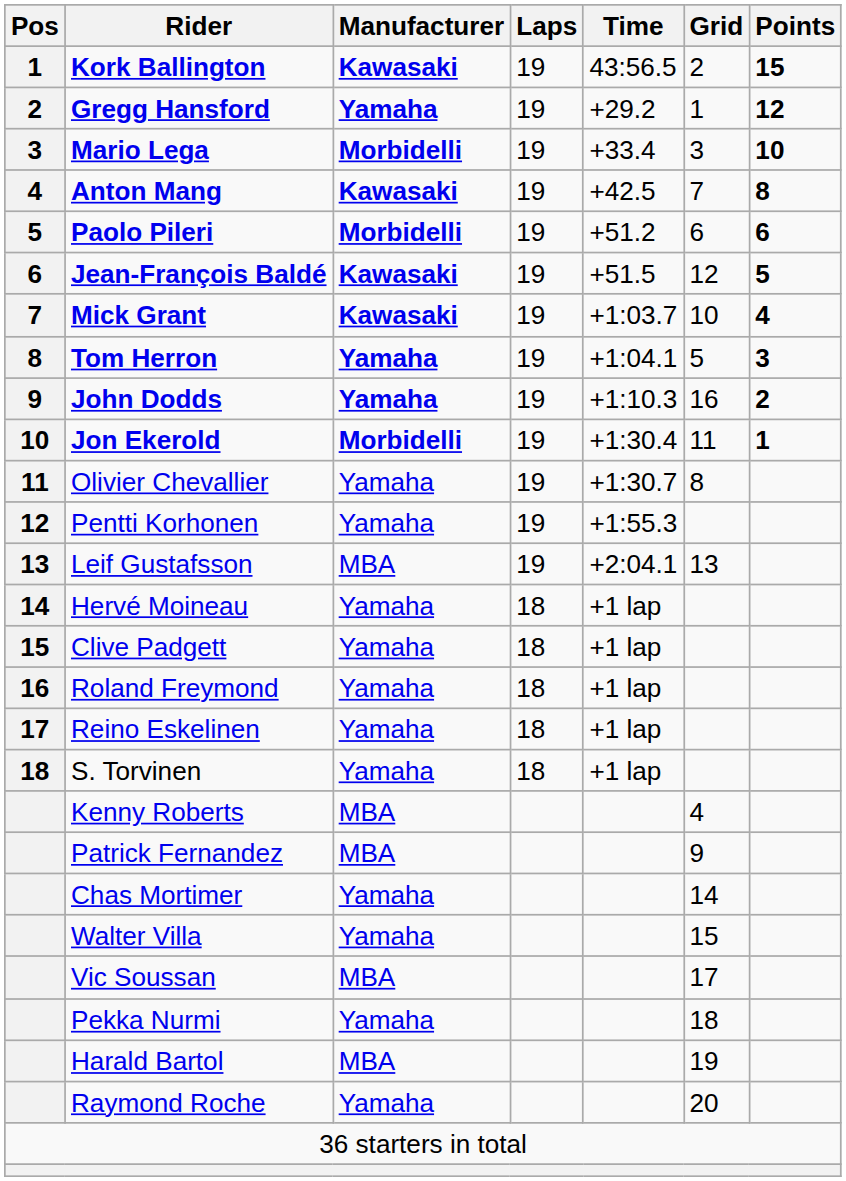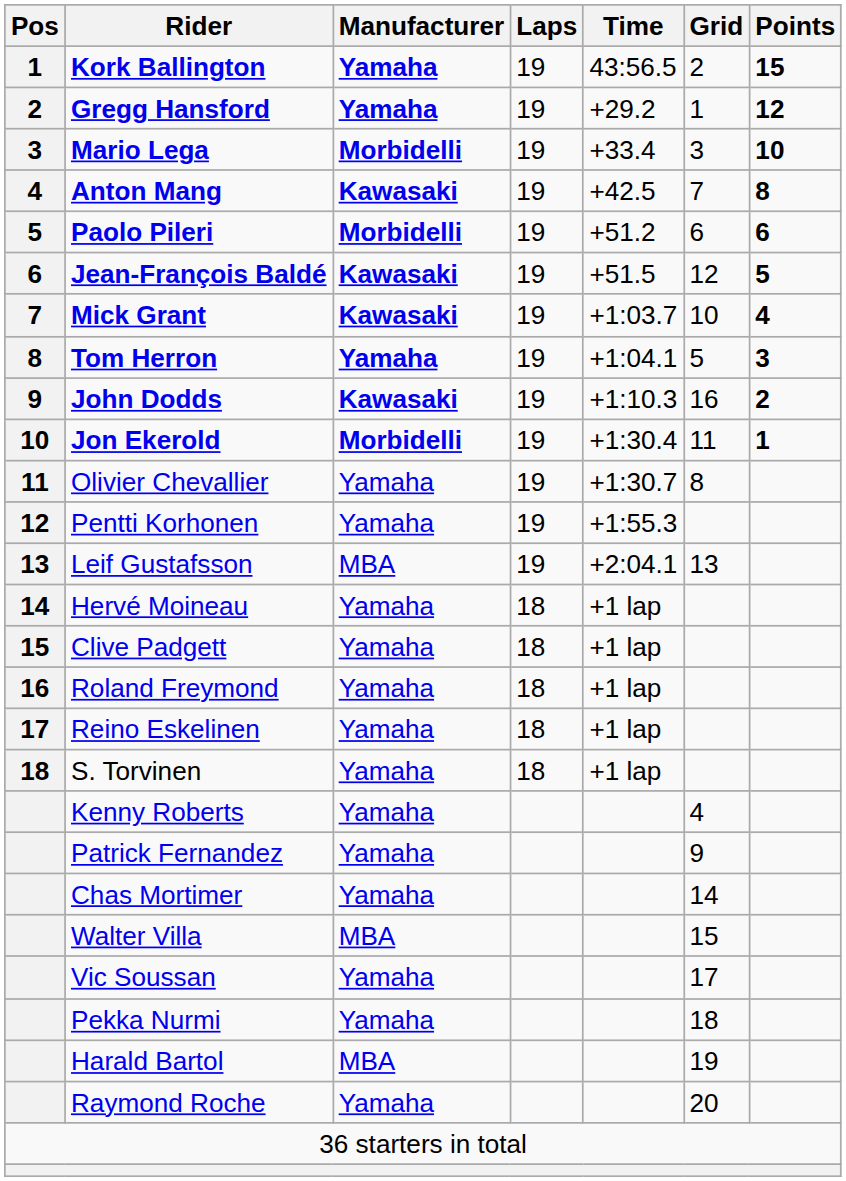(398, 67) Kawasaki -> (388, 67) Yamaha
(388, 398) Yamaha -> (398, 398) Kawasaki
(367, 812) MBA -> (386, 812) Yamaha
(367, 853) MBA -> (386, 853) Yamaha
(386, 936) Yamaha -> (367, 936) MBA
(367, 978) MBA -> (386, 978) Yamaha
